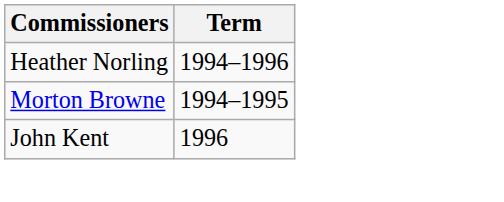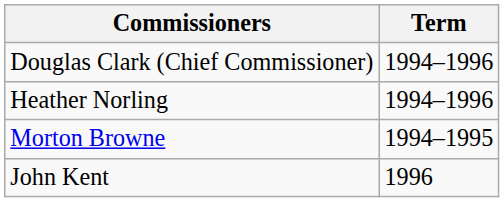+ row: (192, 61)
